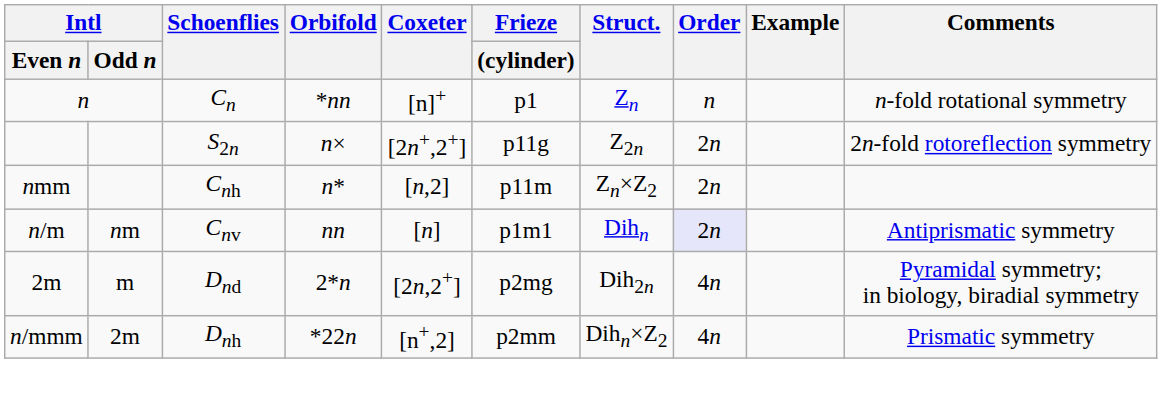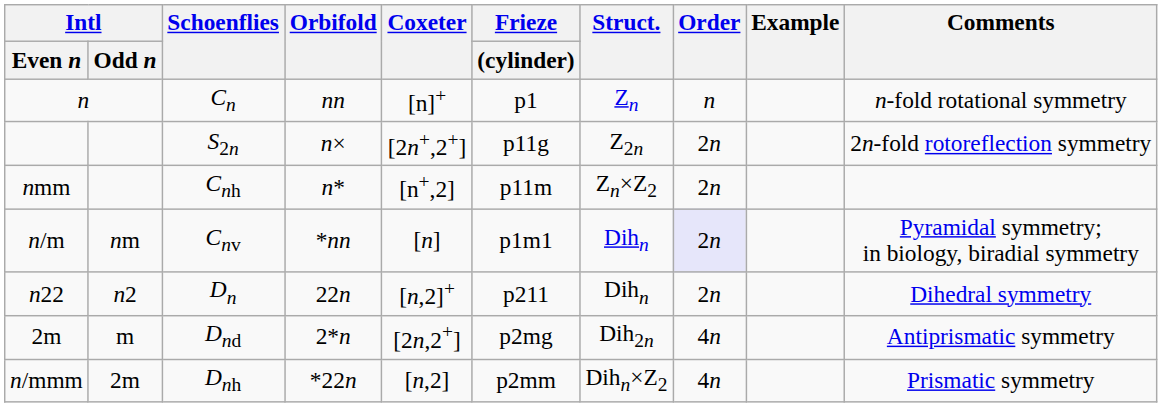(333, 100) *nn -> (333, 100) nn
(427, 186) [n,2] -> (427, 187) [n+,2]
(333, 230) nn -> (333, 240) *nn
(1001, 230) Antiprismatic symmetry -> (1001, 240) Pyramidal symmetry; in biology, biradial symmetry
+ row: (223, 293)
(1001, 283) Pyramidal symmetry; in biology, biradial symmetry -> (1001, 337) Antiprismatic symmetry
(427, 336) [n+,2] -> (427, 380) [n,2]
